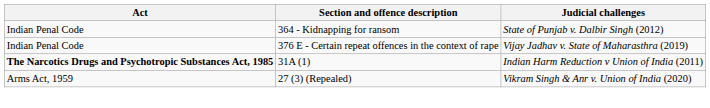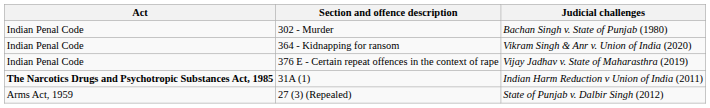+ row: (306, 29)
(583, 29) State of Punjab v. Dalbir Singh (2012) -> (597, 45) Vikram Singh & Anr v. Union of India (2020)
(597, 78) Vikram Singh & Anr v. Union of India (2020) -> (583, 95) State of Punjab v. Dalbir Singh (2012)
